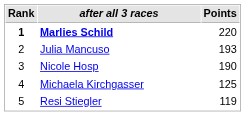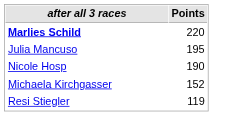- column: (21, 14)
(228, 49) 193 -> (196, 49) 195
(228, 84) 125 -> (196, 84) 152
